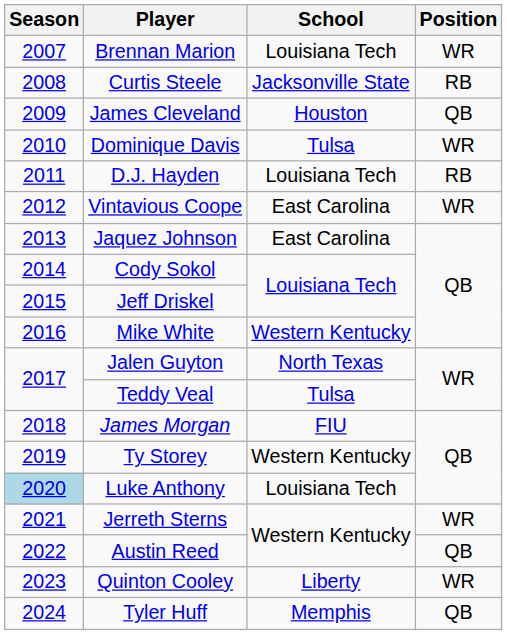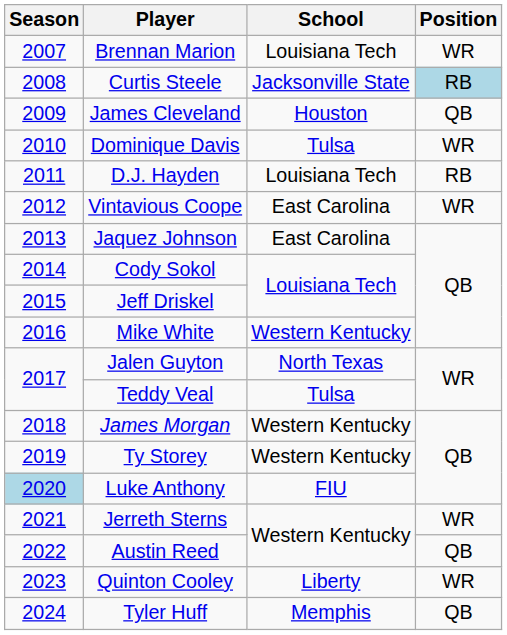(458, 82) no background -> (458, 82) lightblue background
(331, 425) FIU -> (331, 425) Western Kentucky
(331, 488) Louisiana Tech -> (331, 488) FIU
